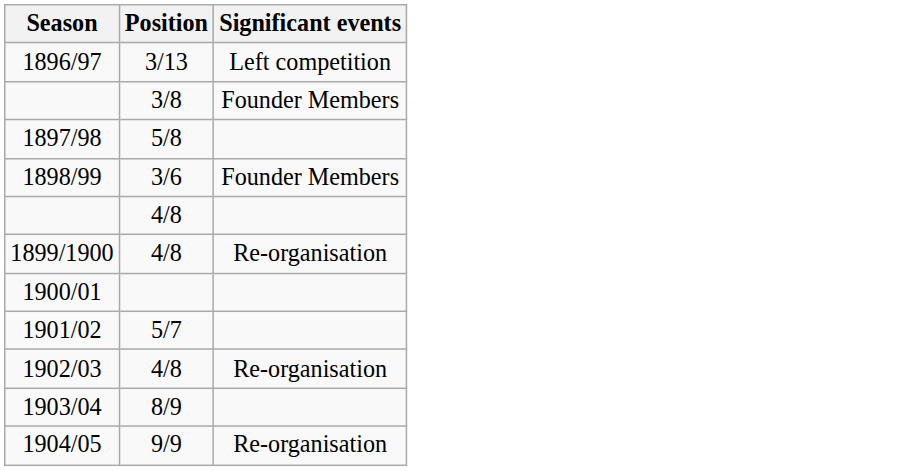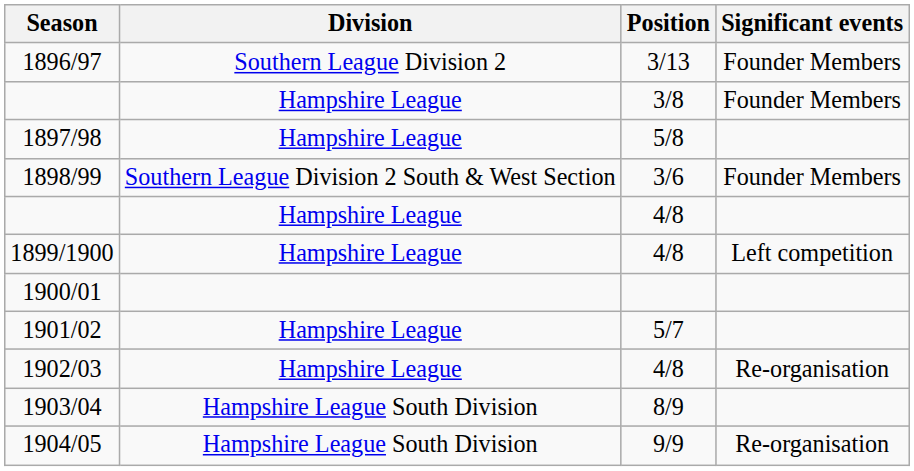+ column: (370, 23)
(310, 61) Left competition -> (812, 61) Founder Members
(310, 253) Re-organisation -> (812, 253) Left competition
